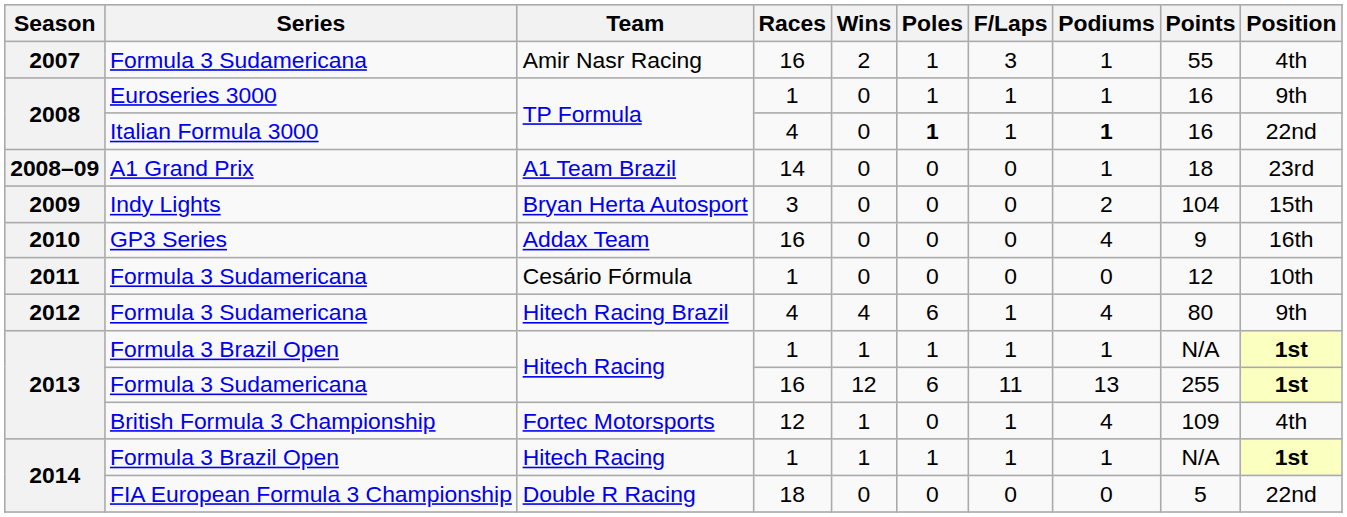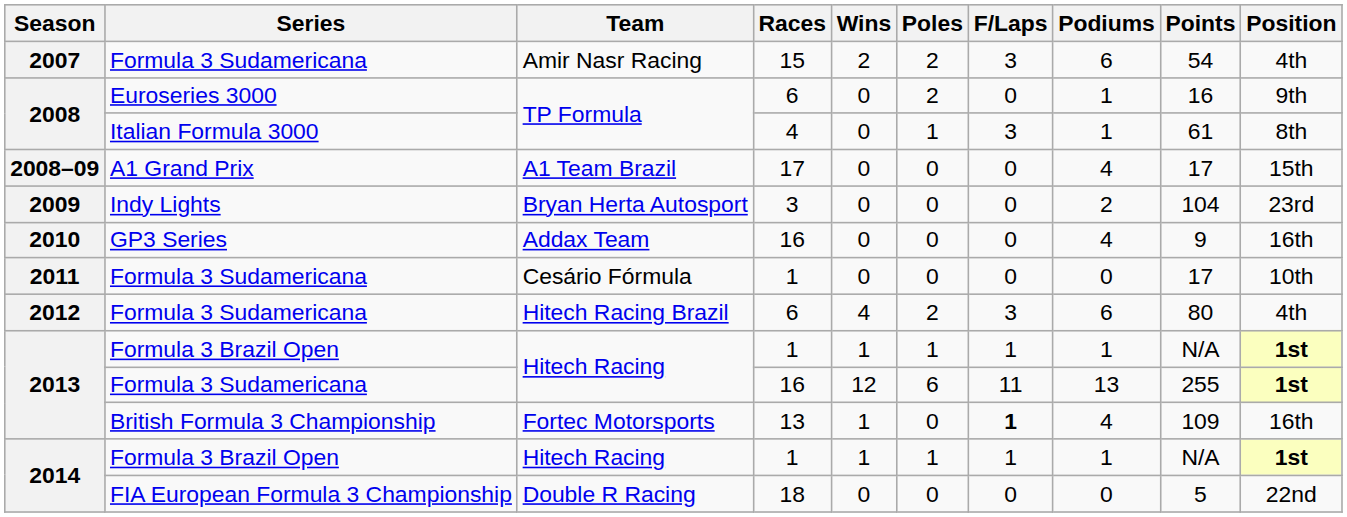(792, 59) 16 -> (792, 59) 15
(932, 59) 1 -> (932, 59) 2
(1106, 59) 1 -> (1106, 59) 6
(1200, 59) 55 -> (1200, 59) 54
(792, 96) 1 -> (792, 96) 6
(932, 96) 1 -> (932, 96) 2
(1011, 96) 1 -> (1011, 96) 0
(932, 132) bold -> (932, 132) normal
(1011, 132) 1 -> (1011, 132) 3
(1106, 132) bold -> (1106, 132) normal
(1200, 132) 16 -> (1200, 132) 61
(1291, 132) 22nd -> (1291, 132) 8th
(792, 168) 14 -> (792, 168) 17
(1106, 168) 1 -> (1106, 168) 4
(1200, 168) 18 -> (1200, 168) 17
(1291, 168) 23rd -> (1291, 168) 15th
(1291, 204) 15th -> (1291, 204) 23rd
(1200, 276) 12 -> (1200, 276) 17
(792, 313) 4 -> (792, 313) 6
(932, 313) 6 -> (932, 313) 2
(1011, 313) 1 -> (1011, 313) 3
(1106, 313) 4 -> (1106, 313) 6
(1291, 313) 9th -> (1291, 313) 4th
(792, 421) 12 -> (792, 421) 13
(1011, 421) normal -> (1011, 421) bold
(1291, 421) 4th -> (1291, 421) 16th
